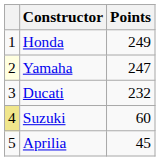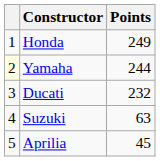(140, 67) 247 -> (140, 67) 244
(12, 118) khaki background -> (12, 118) no background
(143, 118) 60 -> (143, 118) 63
